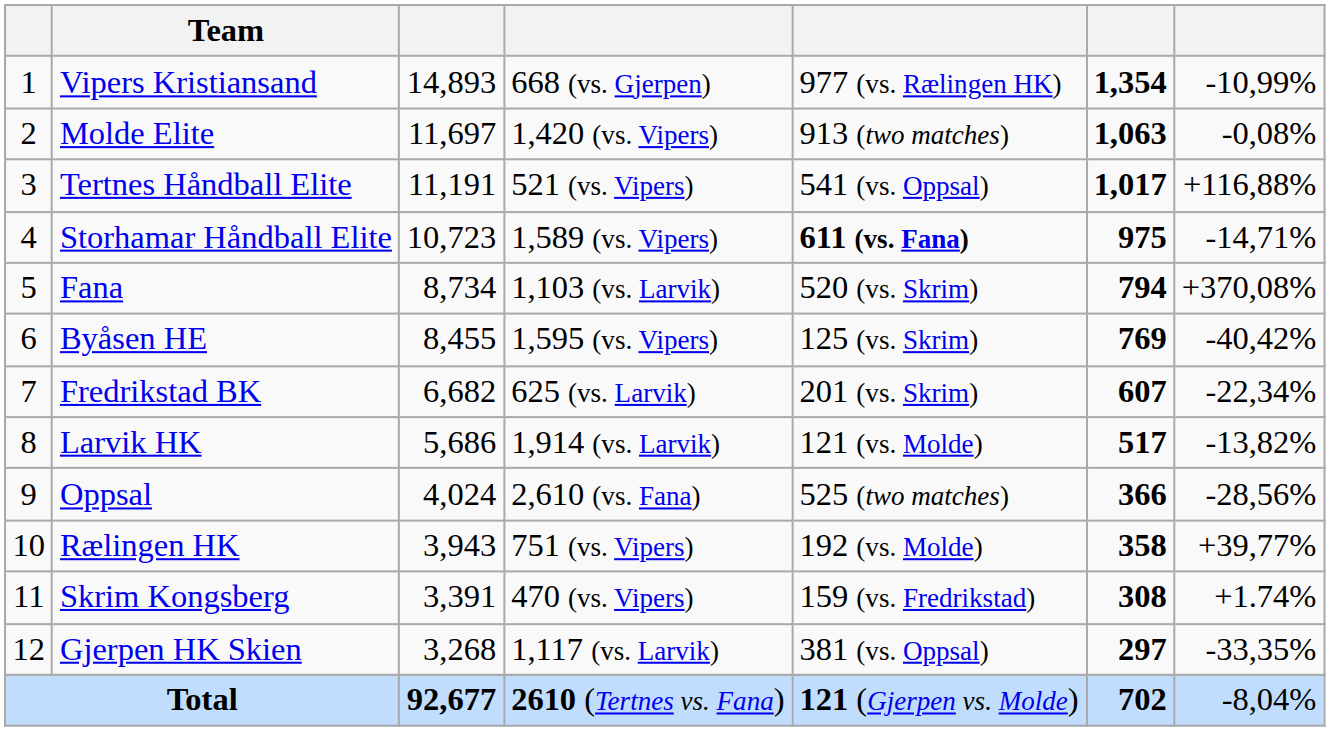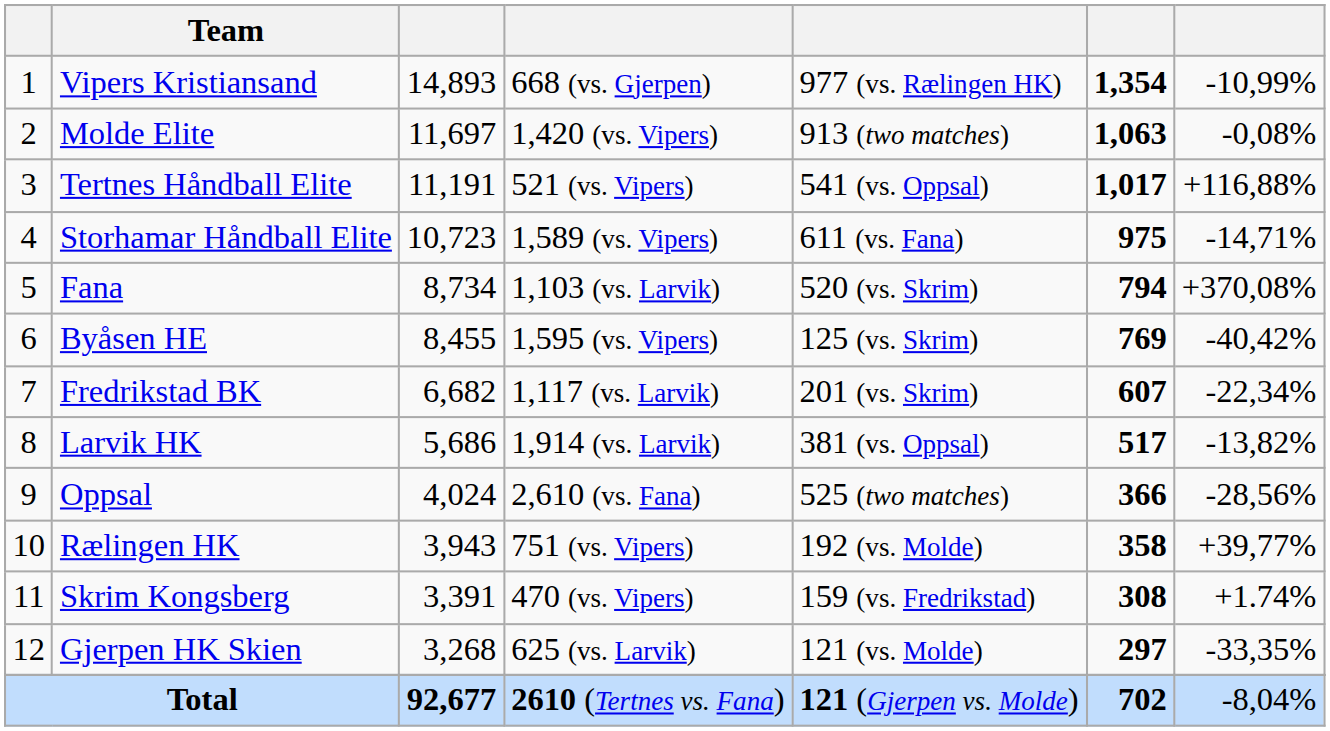(884, 236) bold -> (881, 236) normal
(603, 390) 625 (vs. Larvik) -> (615, 390) 1,117 (vs. Larvik)
(891, 442) 121 (vs. Molde) -> (894, 442) 381 (vs. Oppsal)
(615, 648) 1,117 (vs. Larvik) -> (603, 648) 625 (vs. Larvik)
(894, 648) 381 (vs. Oppsal) -> (891, 648) 121 (vs. Molde)
